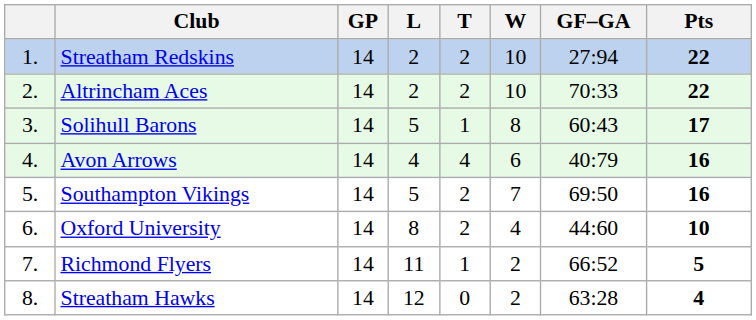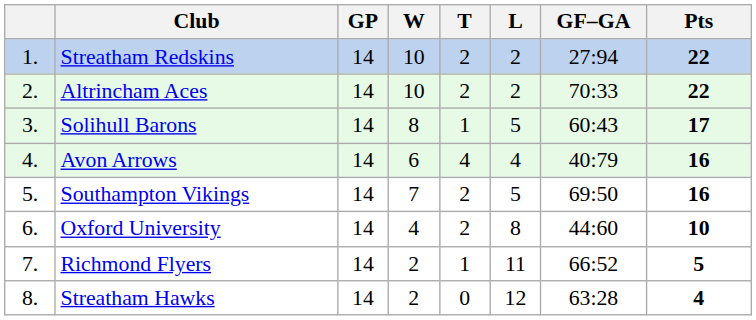columns swapped: (515, 21) <-> (414, 21)
